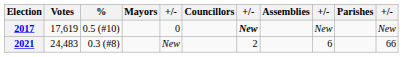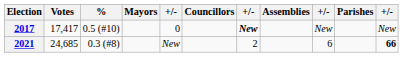(64, 28) 17,619 -> (64, 28) 17,417
(64, 44) 24,483 -> (64, 44) 24,685
(391, 44) normal -> (391, 44) bold
